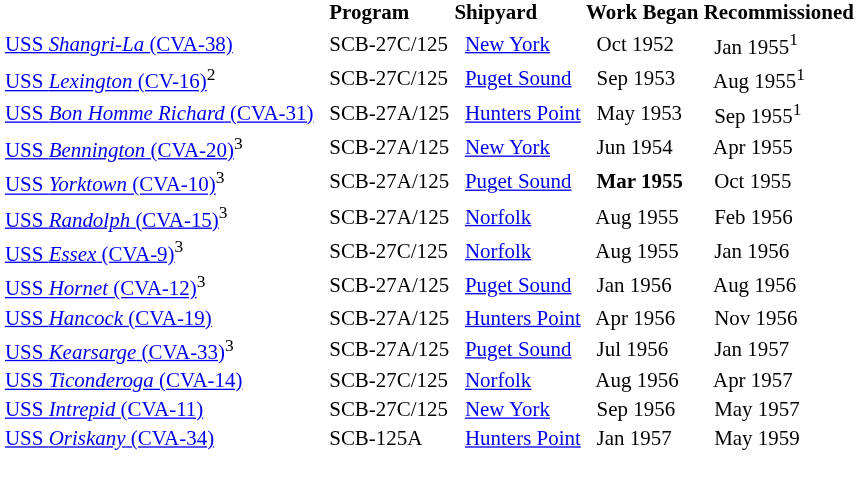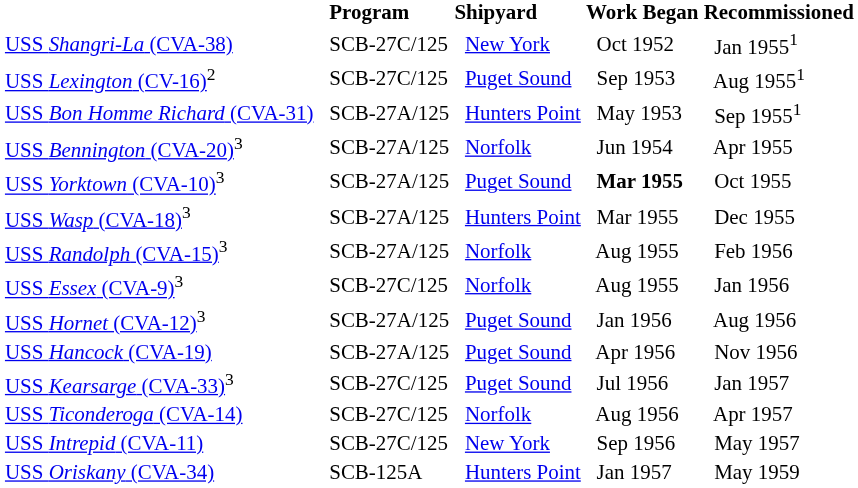(502, 147) New York -> (493, 147) Norfolk
+ row: (98, 216)
(518, 317) Hunters Point -> (513, 351) Puget Sound
(384, 348) SCB-27A/125 -> (383, 383) SCB-27C/125
